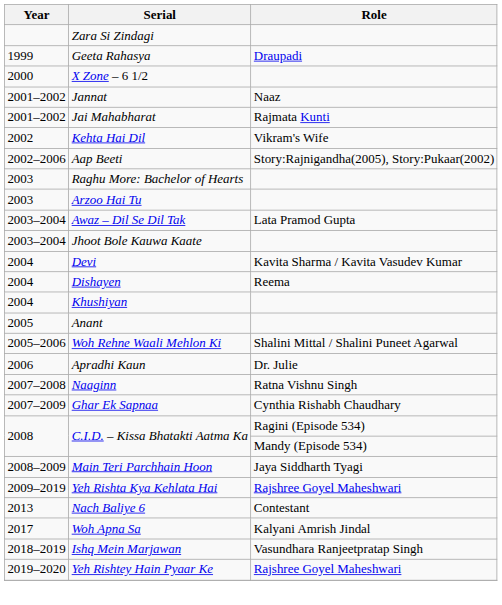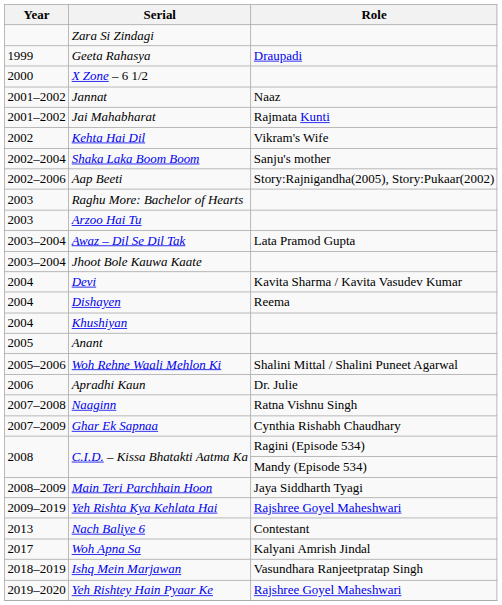+ row: (136, 158)
